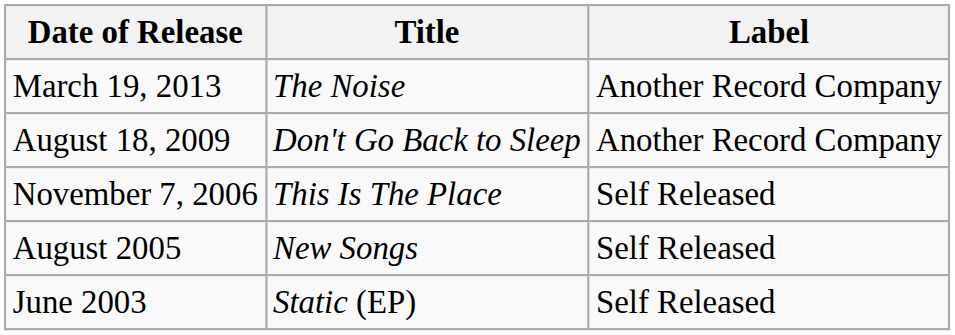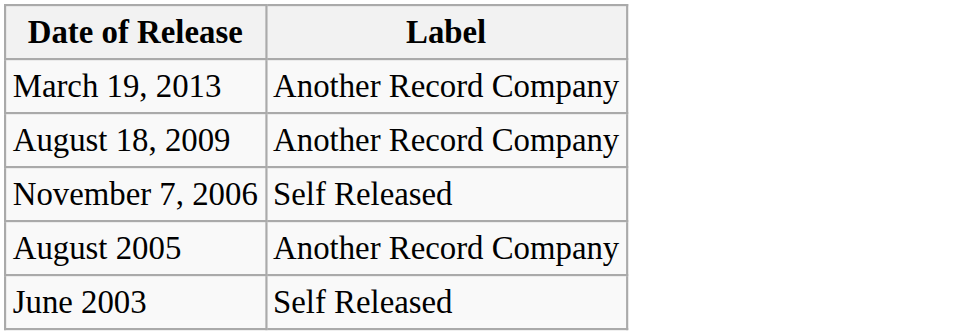- column: (427, 31)
(686, 248) Self Released -> (446, 248) Another Record Company
